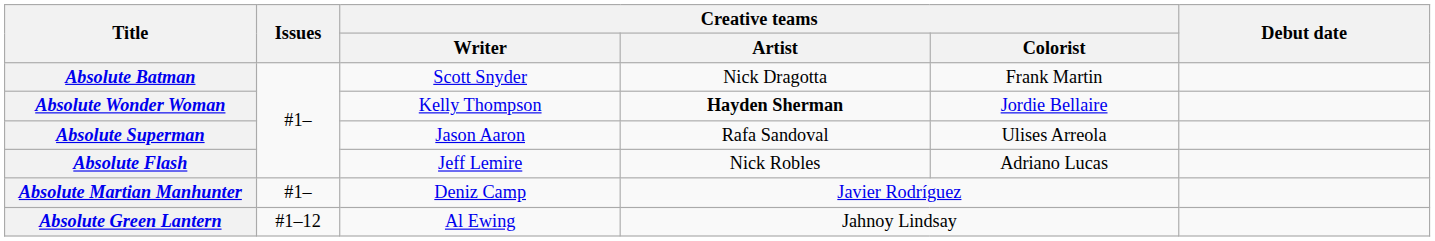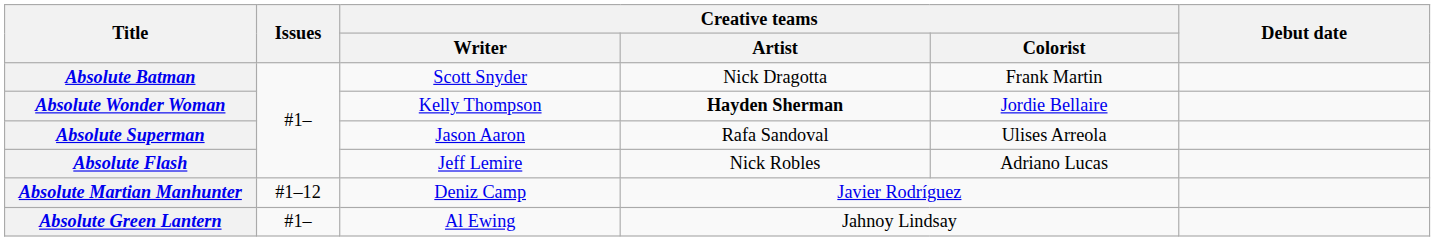(298, 192) #1– -> (298, 192) #1–12
(298, 221) #1–12 -> (298, 221) #1–
